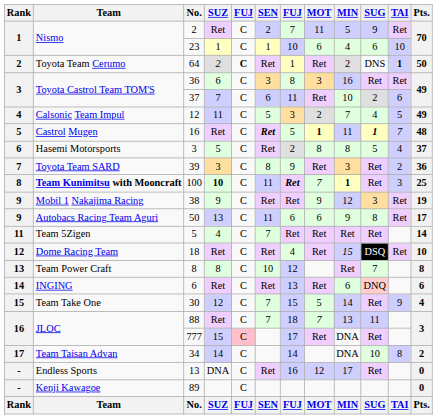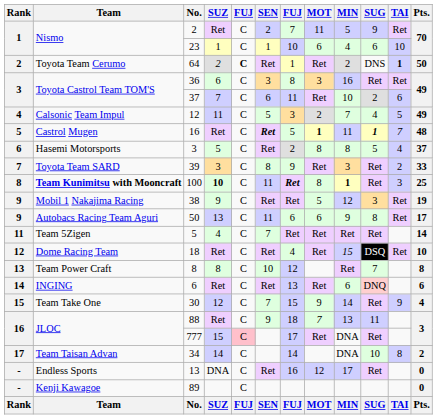(422, 166) 36 -> (422, 166) 33
(319, 183) 7 -> (319, 183) 8
(319, 200) 9 -> (319, 200) 5
(319, 302) 5 -> (319, 302) 9
(268, 319) 7 -> (268, 319) 9
